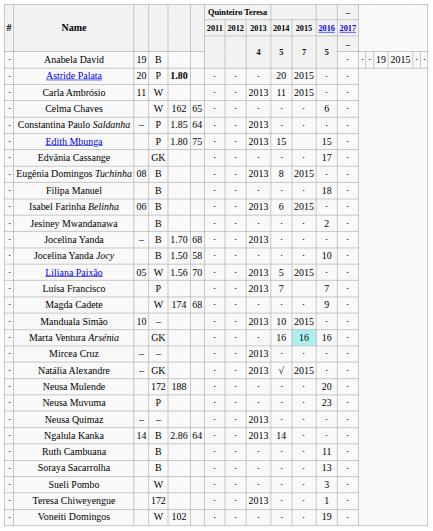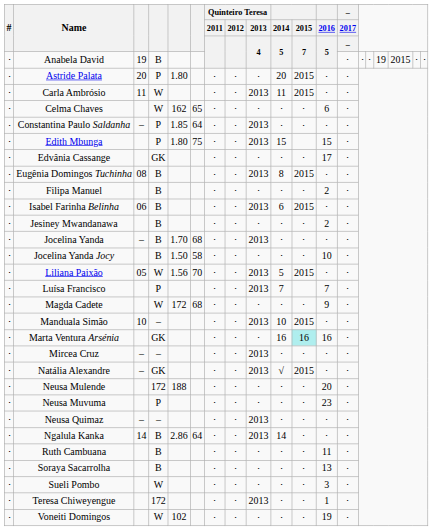(179, 76) bold -> (179, 76) normal
(327, 190) 18 -> (327, 190) 2
(179, 305) 174 -> (179, 305) 172
